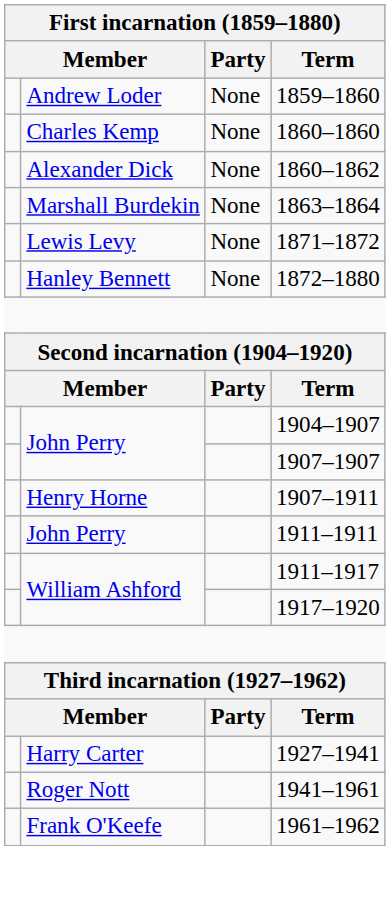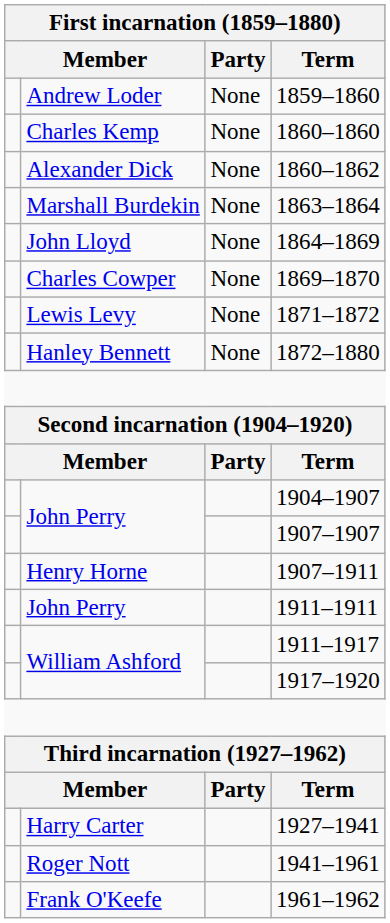+ row: (79, 242)
+ row: (101, 278)
